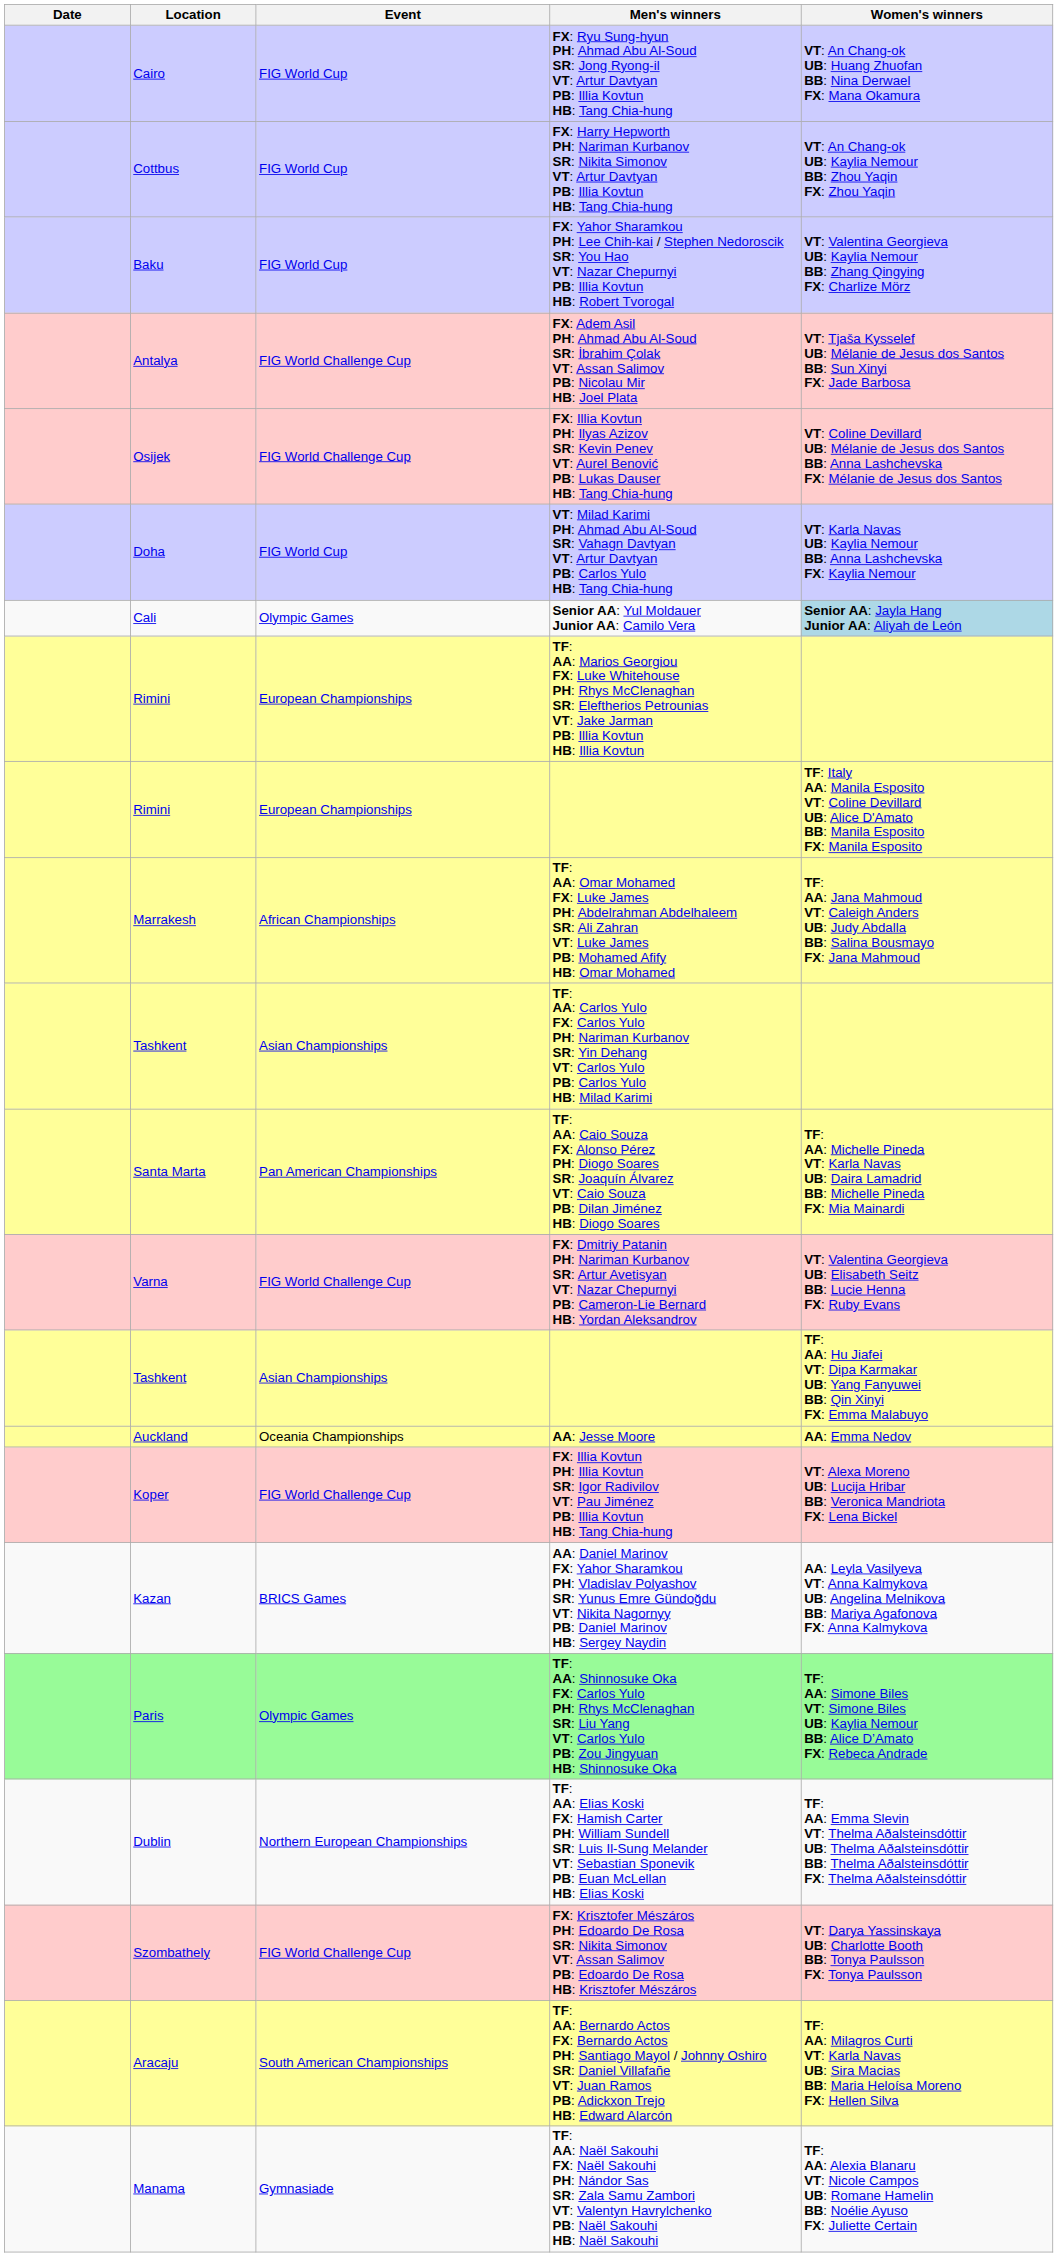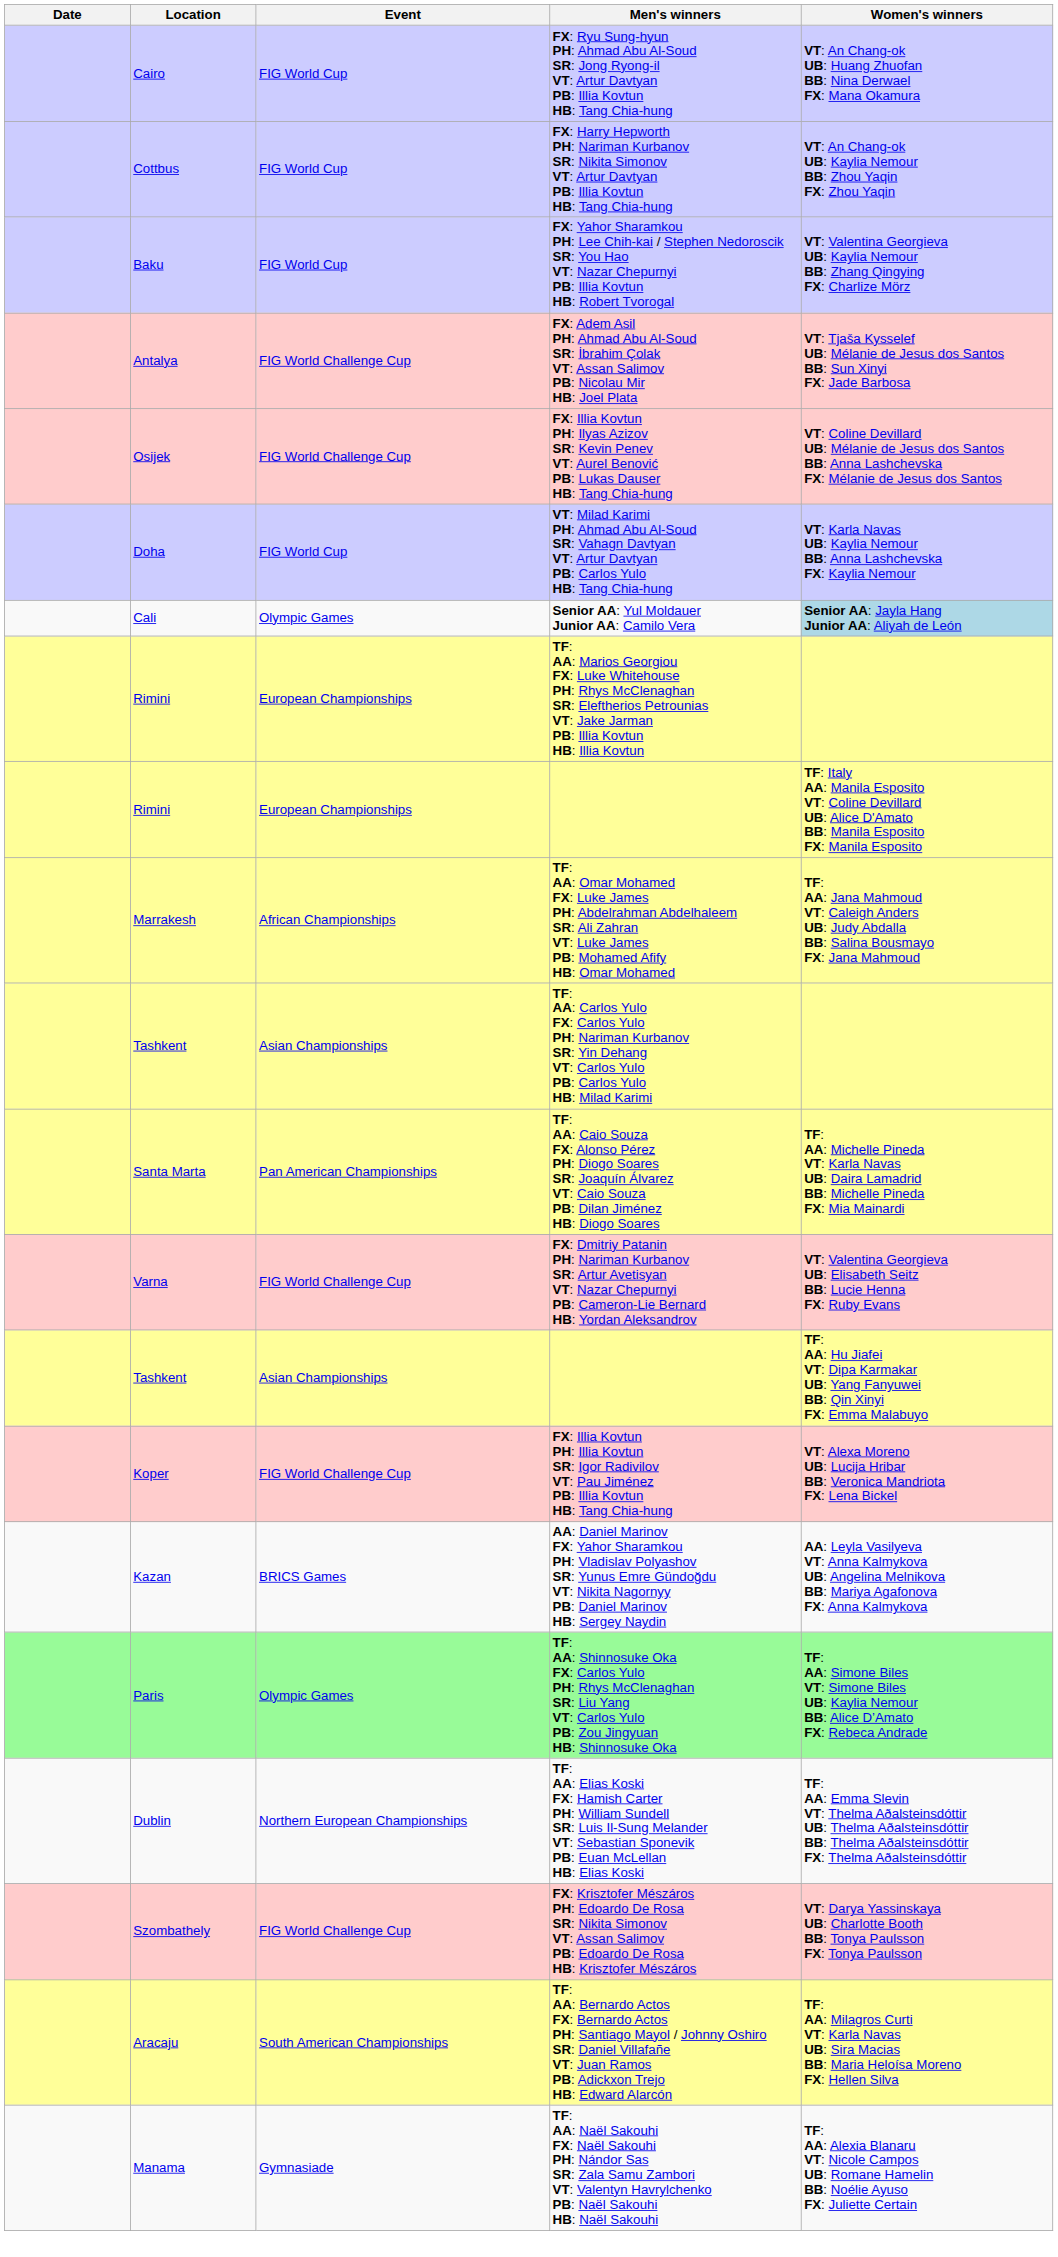- row: (161, 1436)
